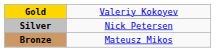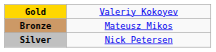rows swapped: (35, 26) <-> (35, 40)
